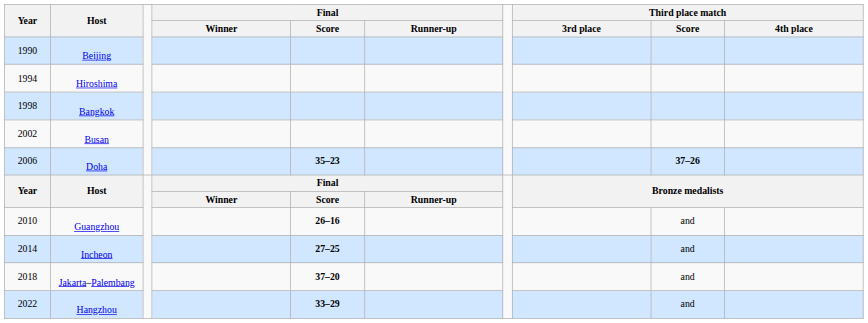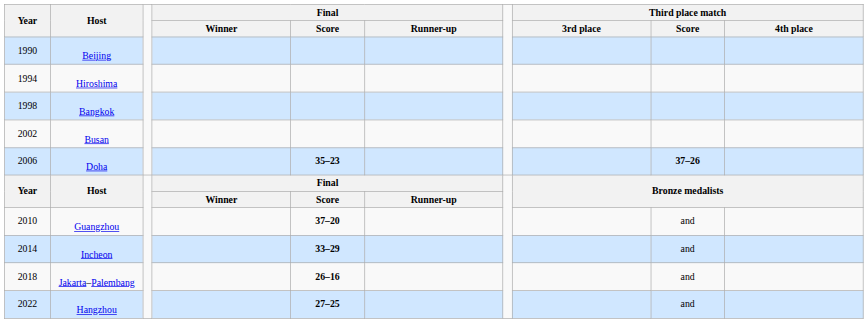(328, 221) 26–16 -> (328, 221) 37–20
(328, 249) 27–25 -> (328, 249) 33–29
(328, 277) 37–20 -> (328, 277) 26–16
(328, 305) 33–29 -> (328, 305) 27–25
